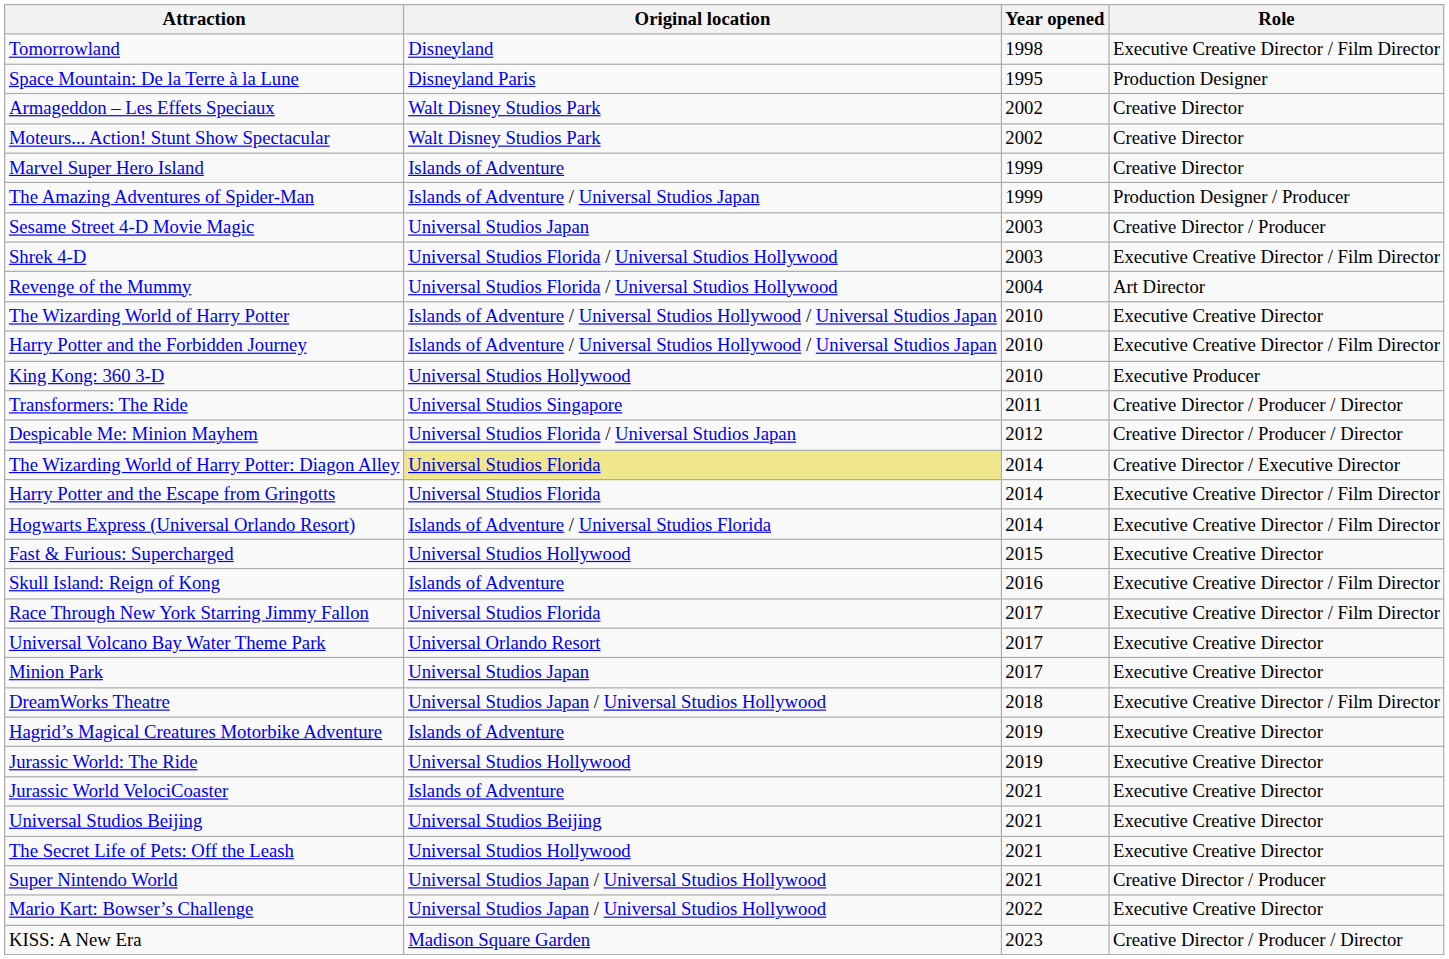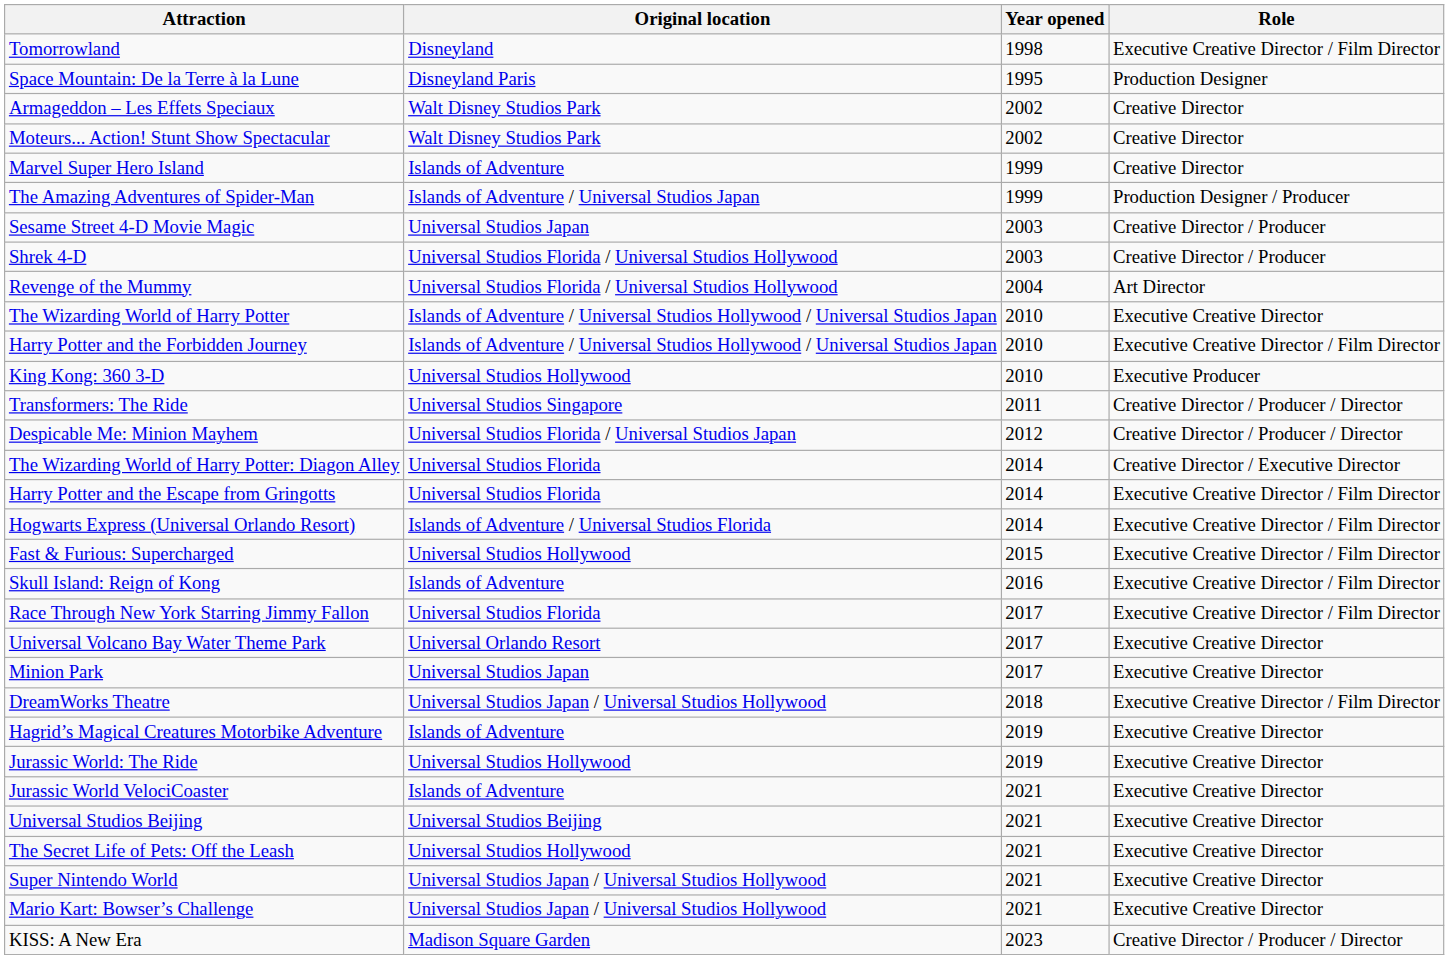(1276, 256) Executive Creative Director / Film Director -> (1219, 256) Creative Director / Producer
(504, 464) khaki background -> (504, 464) no background
(1218, 553) Executive Creative Director -> (1276, 553) Executive Creative Director / Film Director
(1219, 880) Creative Director / Producer -> (1218, 880) Executive Creative Director
(1024, 910) 2022 -> (1024, 910) 2021
